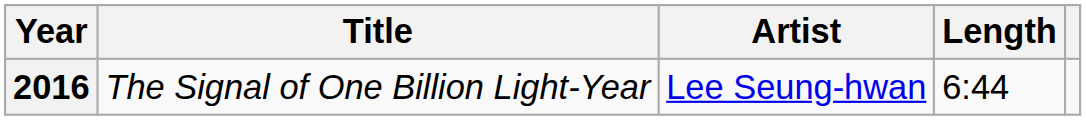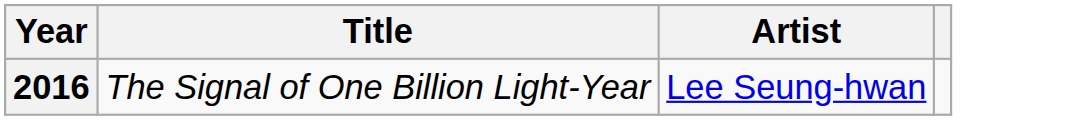- column: (1000, 31)
